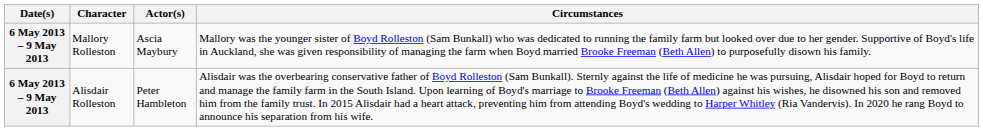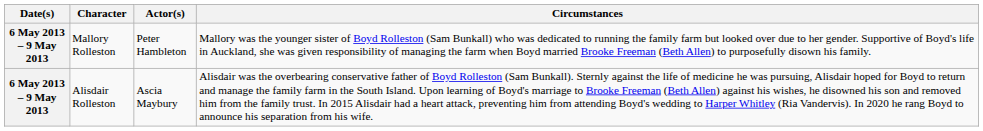(157, 45) Ascia Maybury -> (161, 45) Peter Hambleton
(161, 97) Peter Hambleton -> (157, 97) Ascia Maybury
